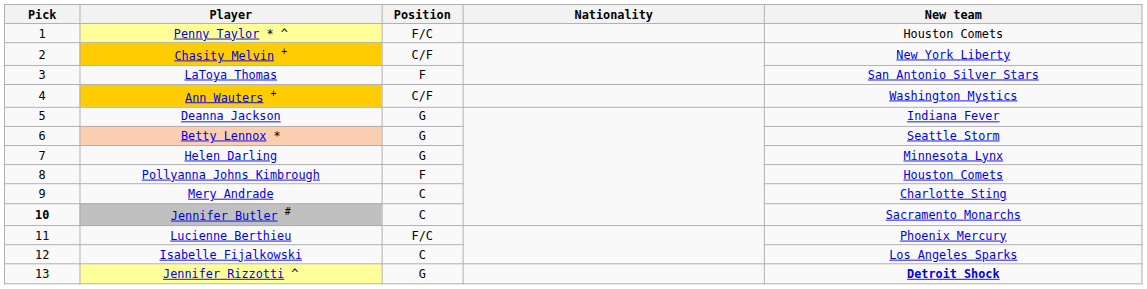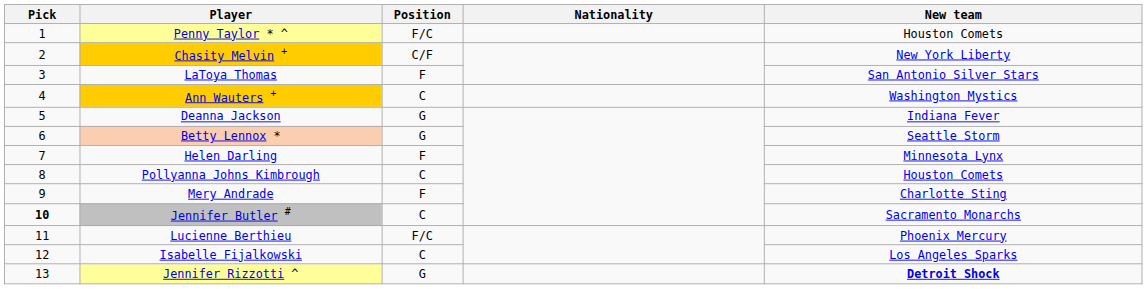(422, 96) C/F -> (422, 96) C
(422, 155) G -> (422, 155) F
(422, 174) F -> (422, 174) C
(422, 194) C -> (422, 194) F
